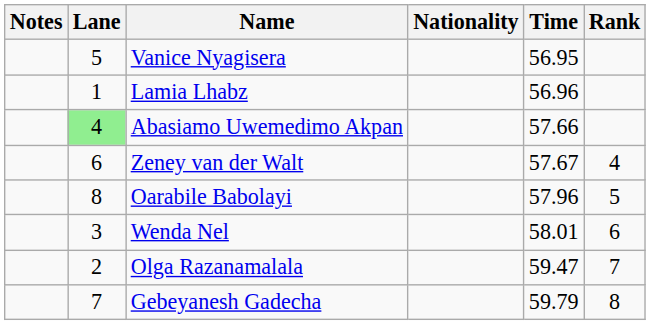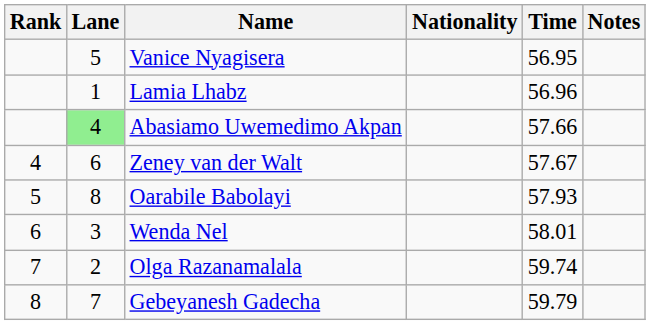columns swapped: (614, 22) <-> (36, 22)
(554, 197) 57.96 -> (553, 197) 57.93
(554, 267) 59.47 -> (553, 267) 59.74
